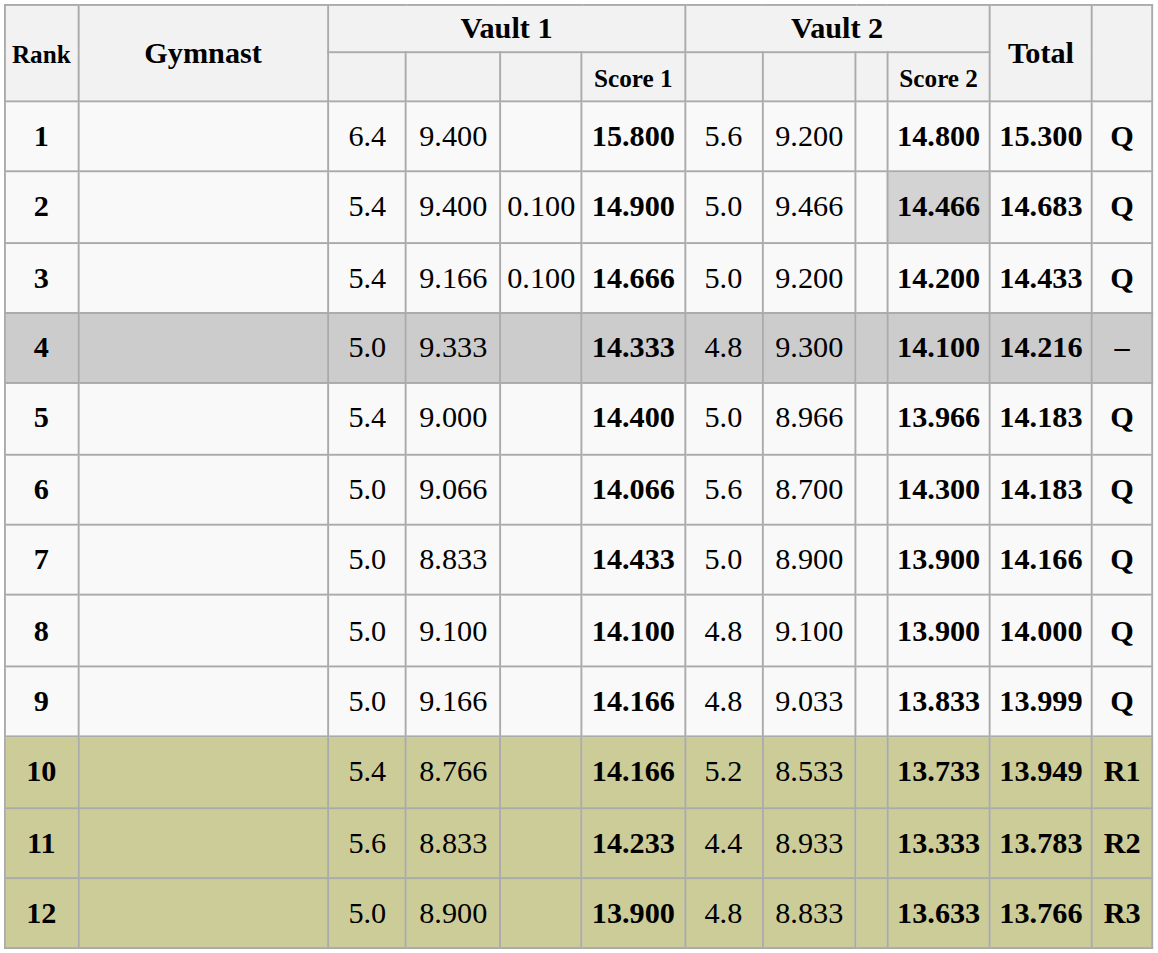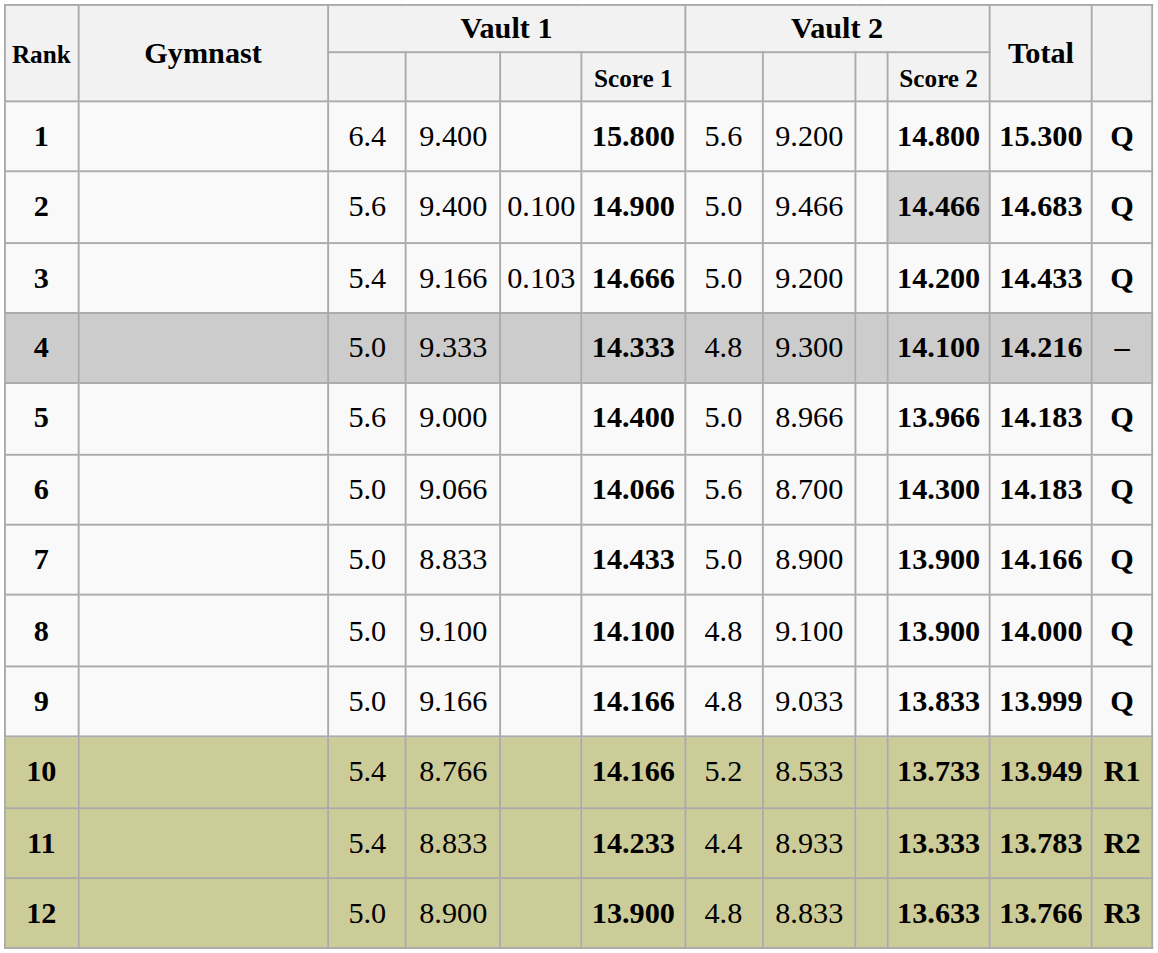(367, 206) 5.4 -> (367, 206) 5.6
(541, 277) 0.100 -> (541, 277) 0.103
(367, 418) 5.4 -> (367, 418) 5.6
(367, 842) 5.6 -> (367, 842) 5.4
